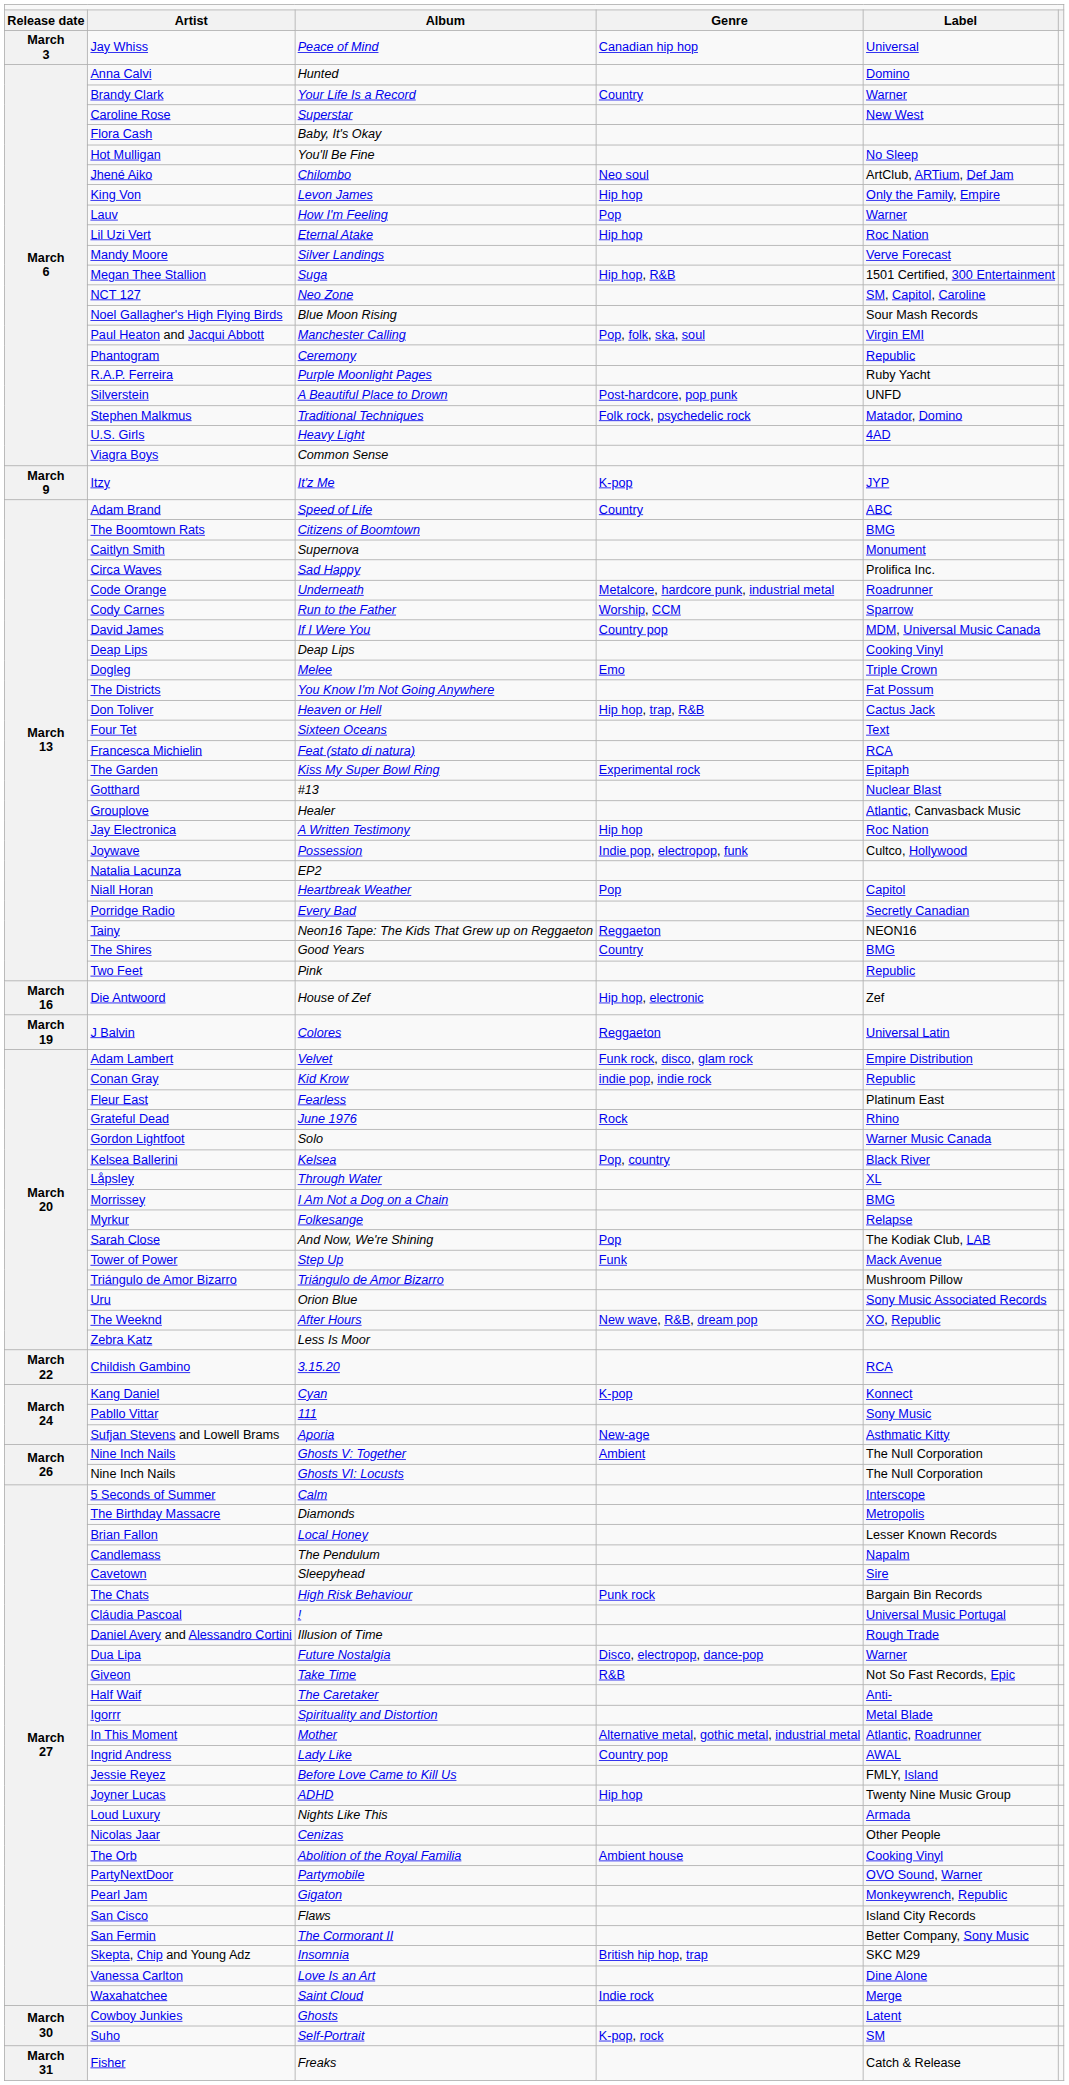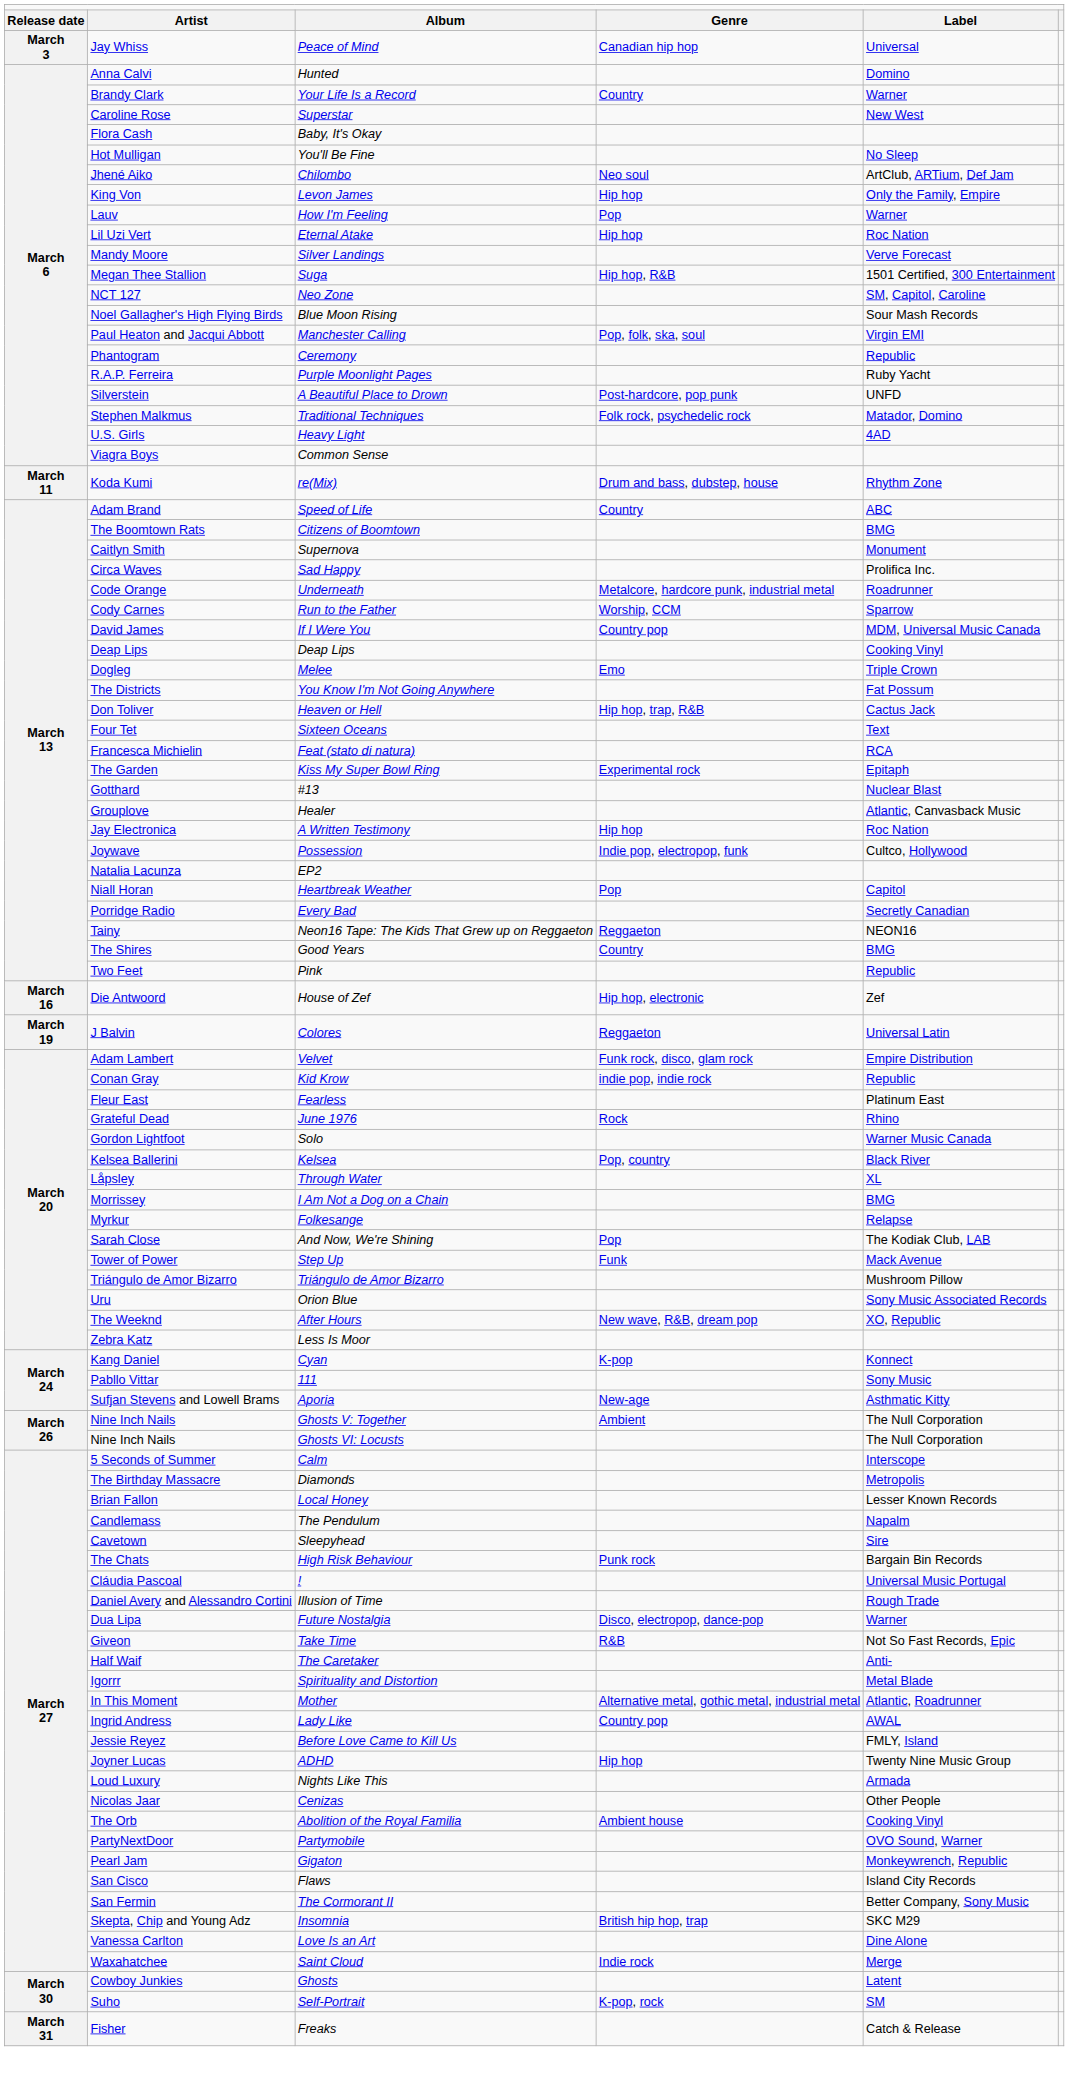- row: (316, 482)
+ row: (317, 482)
- row: (319, 1367)
